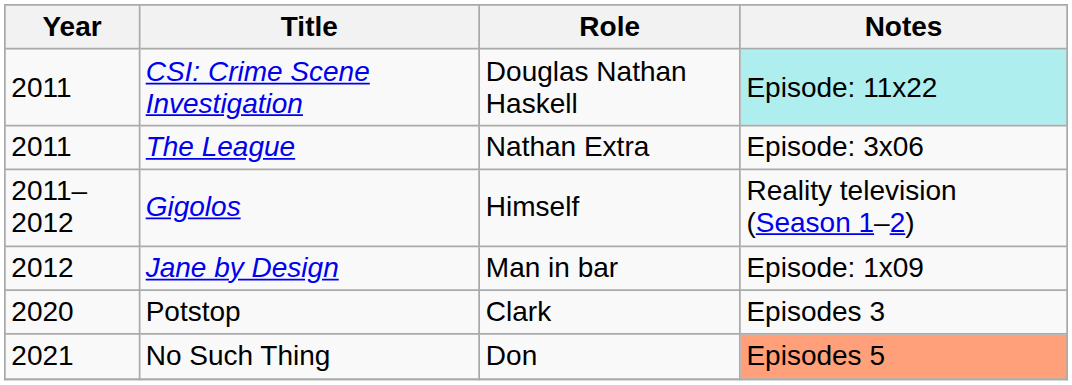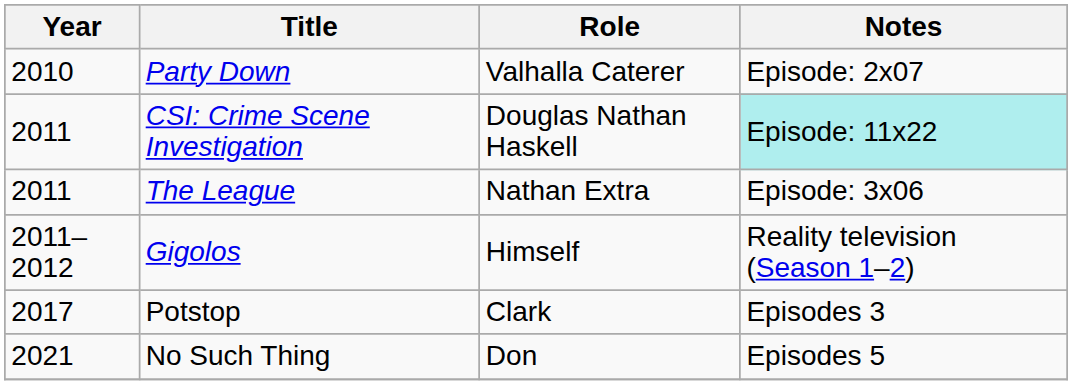+ row: (218, 71)
- row: (242, 267)
(42, 311) 2020 -> (42, 311) 2017
(816, 356) lightsalmon background -> (816, 356) no background
